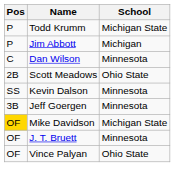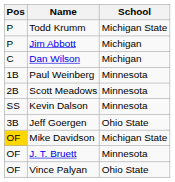(125, 59) Minnesota -> (122, 59) Michigan
+ row: (62, 75)
(125, 75) Ohio State -> (125, 91) Minnesota
(125, 106) Minnesota -> (125, 122) Ohio State
